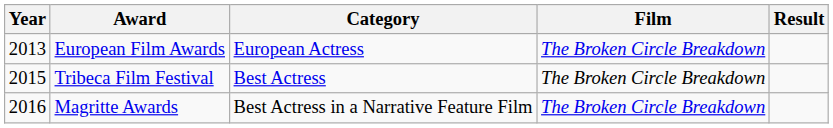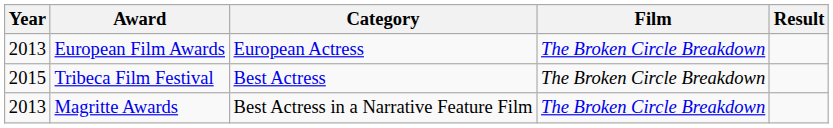(27, 107) 2016 -> (27, 107) 2013
